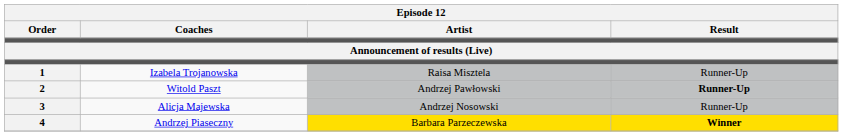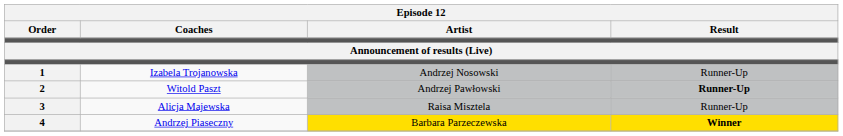(459, 72) Raisa Misztela -> (459, 72) Andrzej Nosowski
(459, 106) Andrzej Nosowski -> (459, 106) Raisa Misztela
